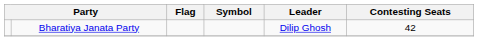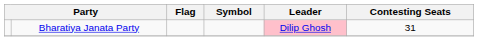(305, 28) no background -> (305, 28) pink background
(410, 28) 42 -> (410, 28) 31
